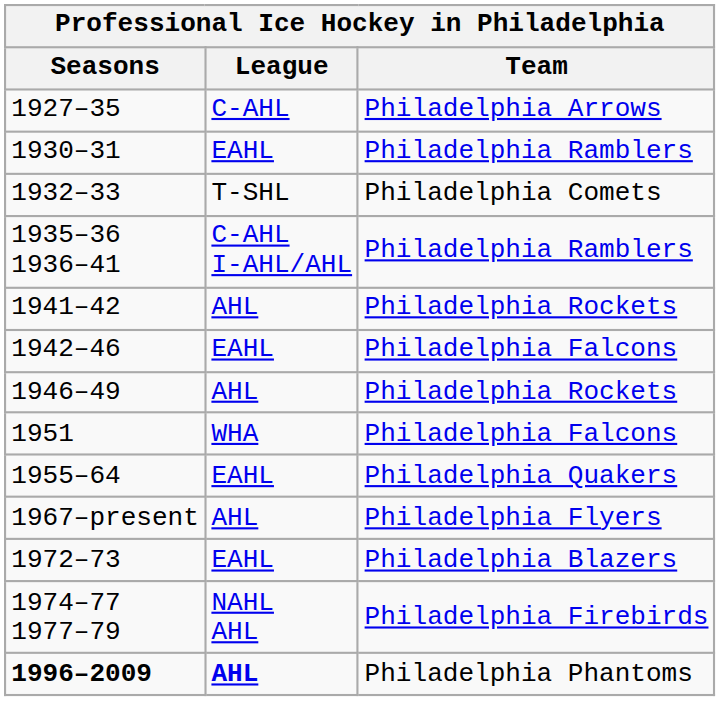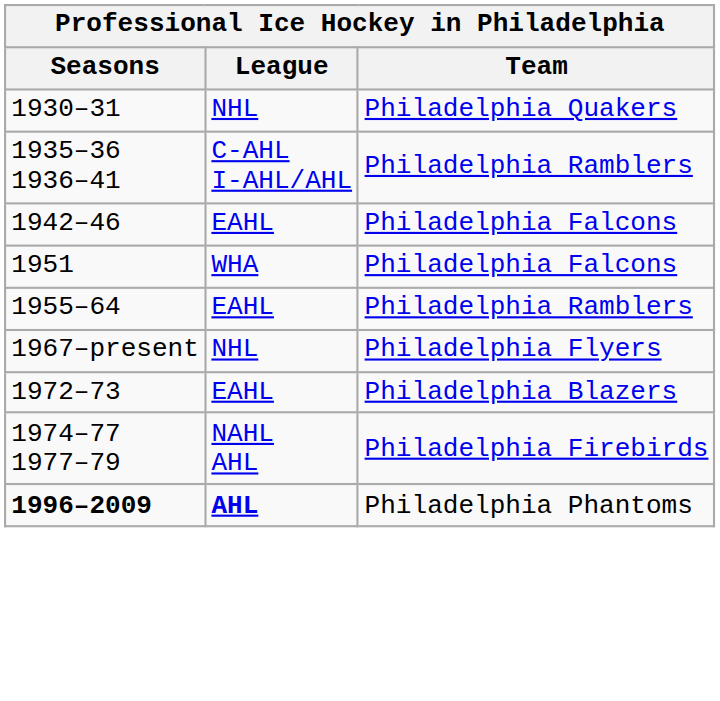- row: (66, 111)
(243, 153) EAHL -> (235, 111) NHL
(529, 153) Philadelphia Ramblers -> (521, 111) Philadelphia Quakers
- row: (66, 195)
- row: (66, 308)
- row: (66, 393)
(521, 477) Philadelphia Quakers -> (529, 308) Philadelphia Ramblers
(235, 519) AHL -> (235, 350) NHL
